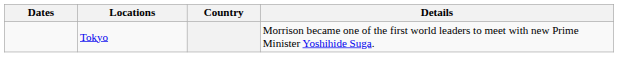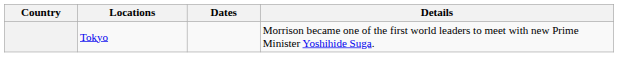columns swapped: (224, 13) <-> (41, 13)
